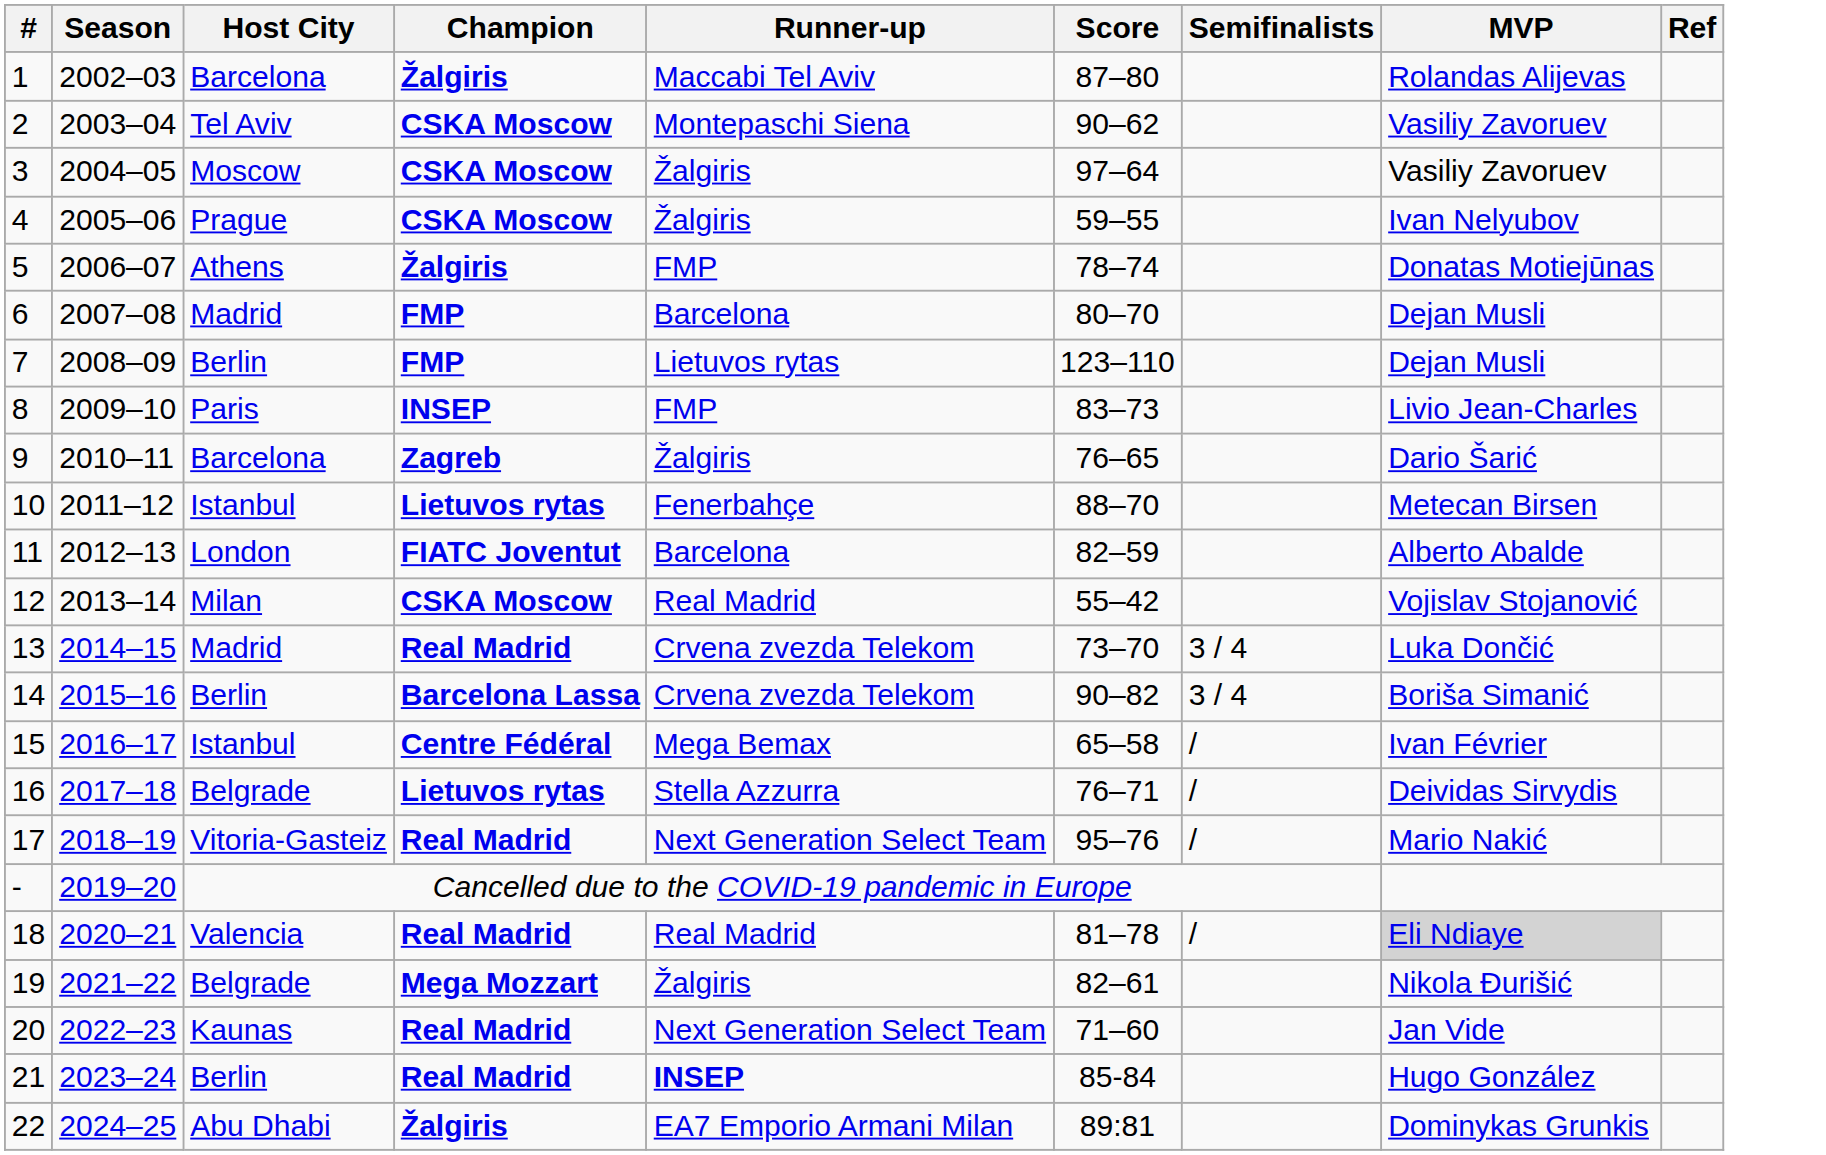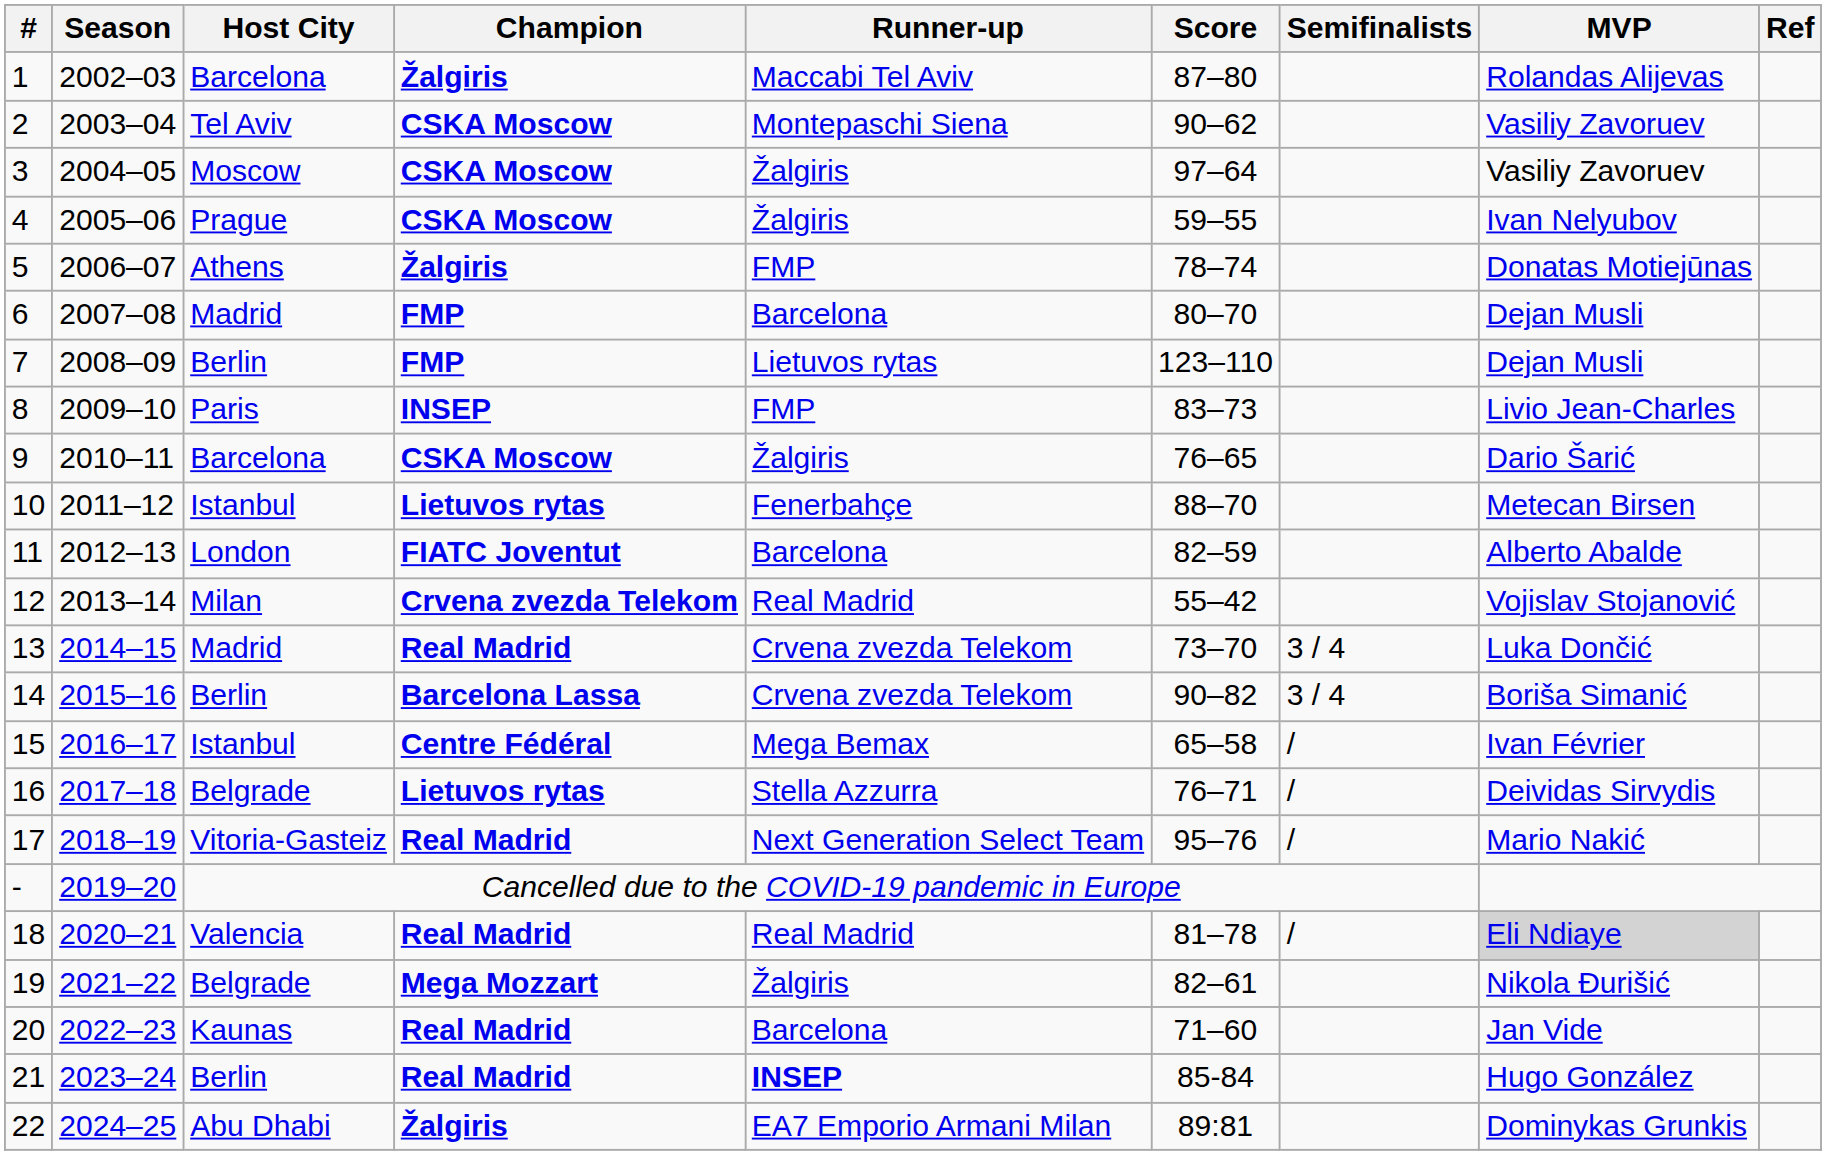(451, 457) Zagreb -> (506, 457) CSKA Moscow
(506, 600) CSKA Moscow -> (569, 600) Crvena zvezda Telekom
(850, 1030) Next Generation Select Team -> (820, 1030) Barcelona
